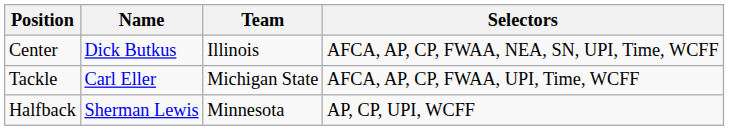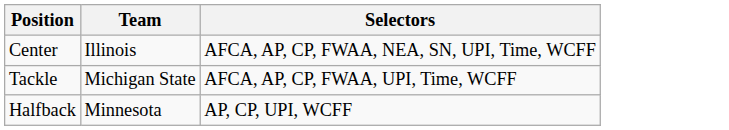- column: (142, 19)
